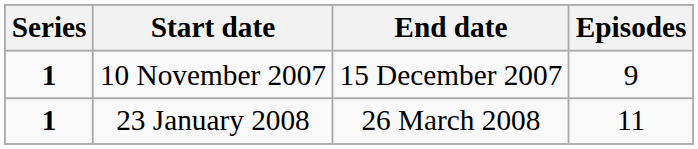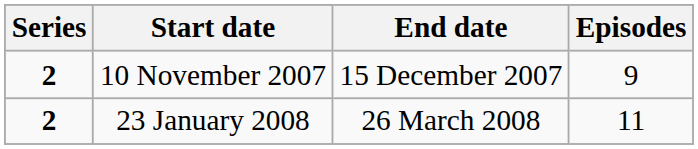(49, 74) 1 -> (49, 74) 2
(49, 120) 1 -> (49, 120) 2
